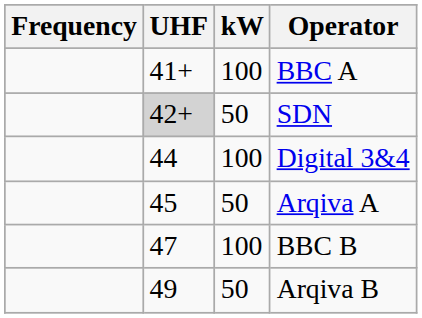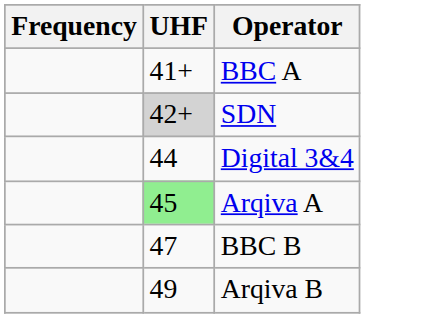- column: (242, 26)
(163, 202) no background -> (163, 202) lightgreen background
